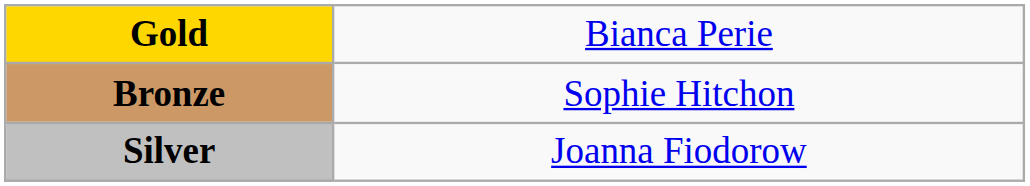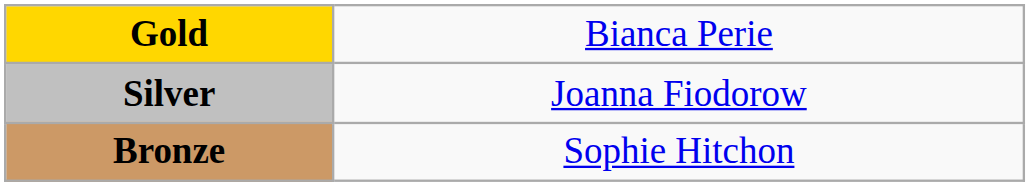rows swapped: (169, 151) <-> (169, 92)
